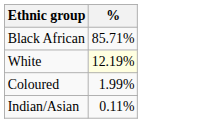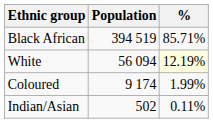+ column: (124, 16)
